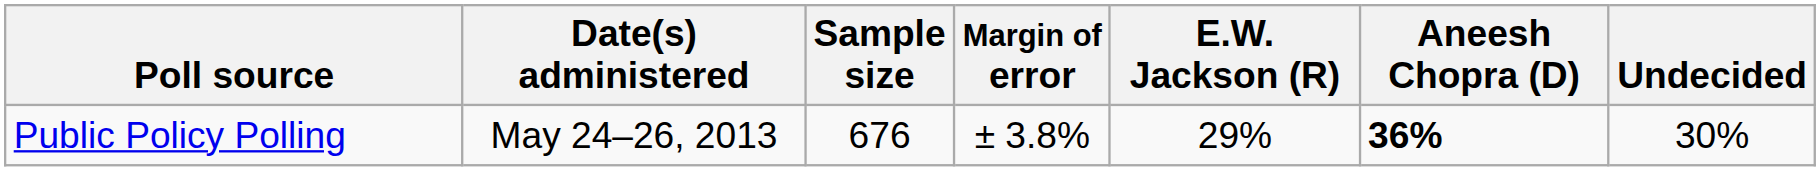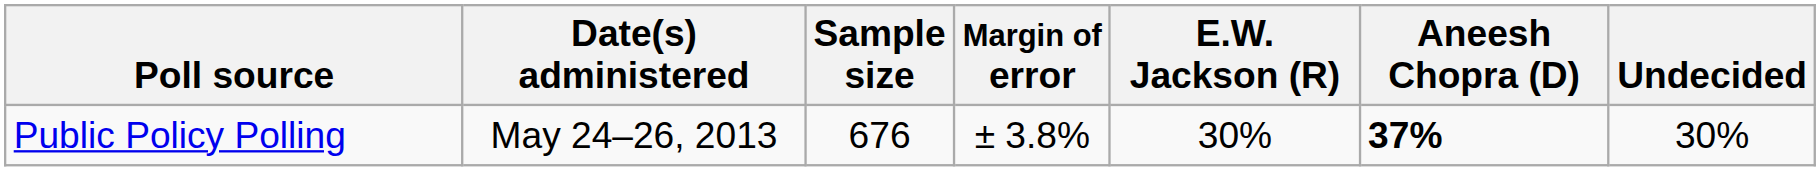(1235, 134) 29% -> (1235, 134) 30%
(1405, 134) 36% -> (1405, 134) 37%
